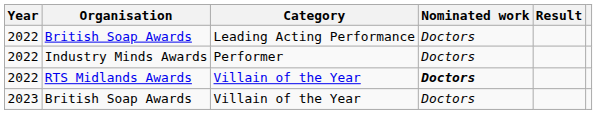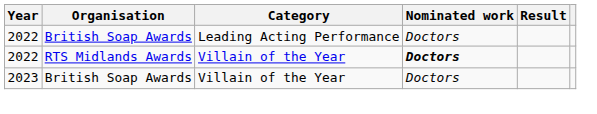- row: (23, 57)
